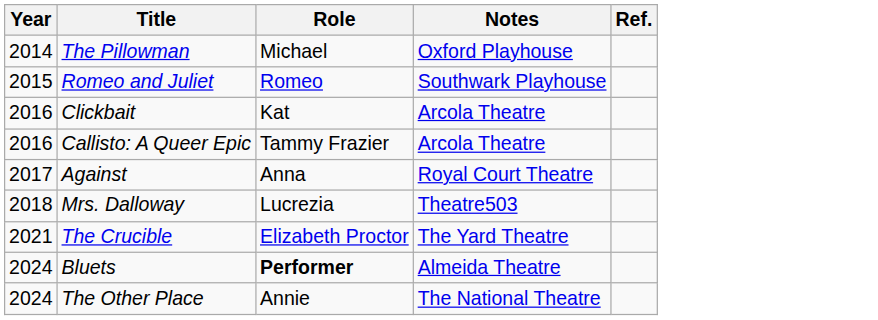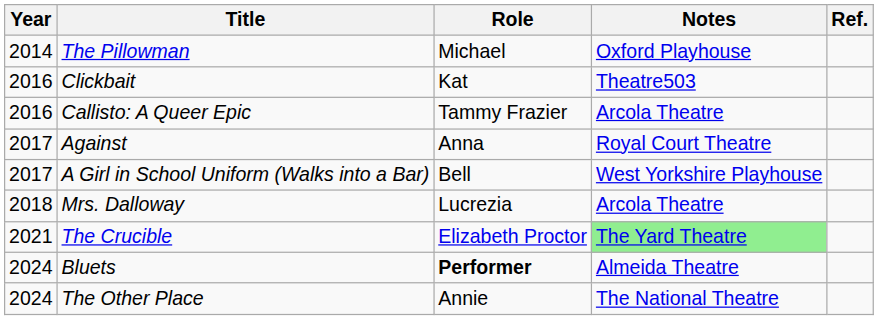- row: (137, 81)
(482, 112) Arcola Theatre -> (646, 81) Theatre503
+ row: (245, 174)
(468, 205) Theatre503 -> (660, 205) Arcola Theatre
(493, 236) no background -> (671, 236) lightgreen background
